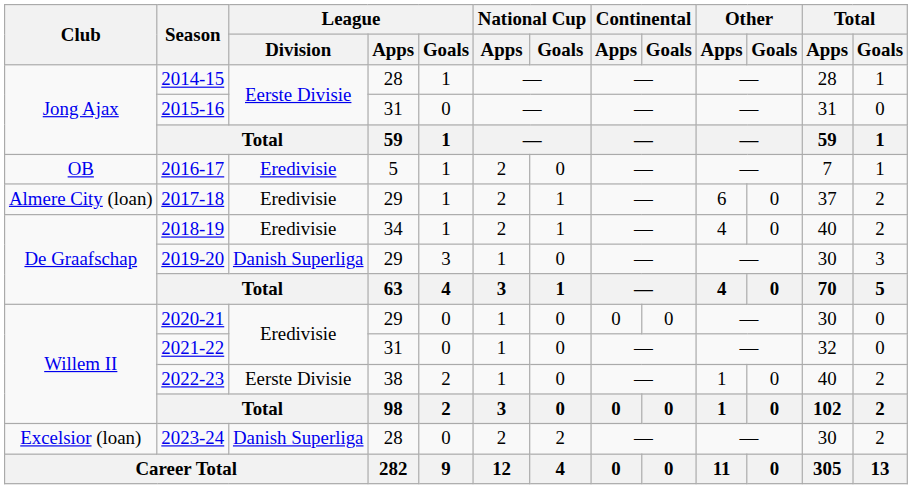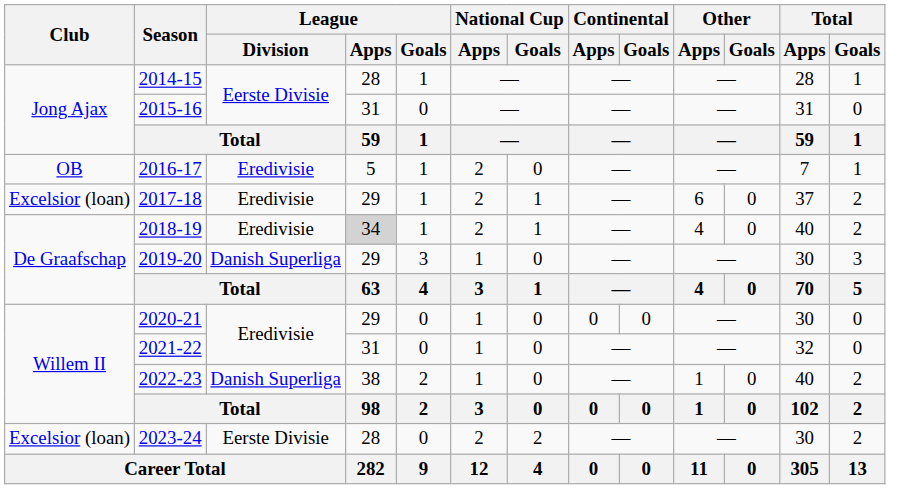(81, 199) Almere City (loan) -> (69, 199) Excelsior (loan)
(393, 229) no background -> (371, 229) lightgrey background
(298, 378) Eerste Divisie -> (276, 378) Danish Superliga
(298, 438) Danish Superliga -> (276, 438) Eerste Divisie
